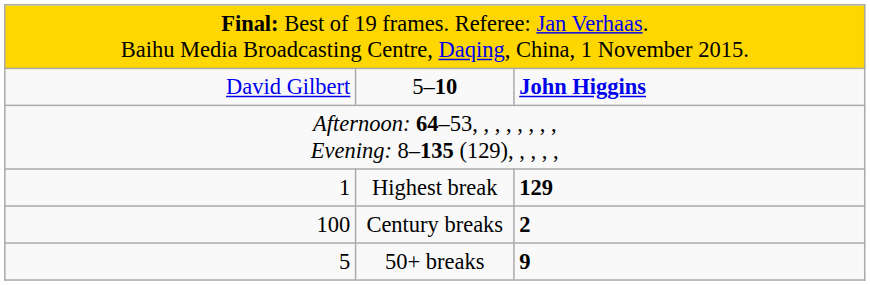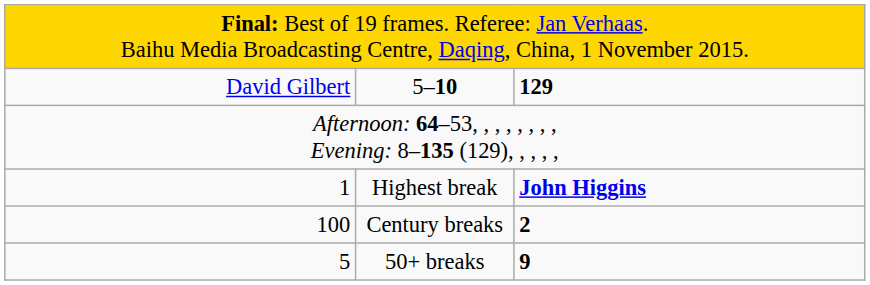(583, 86) John Higgins -> (536, 86) 129
(536, 187) 129 -> (583, 187) John Higgins
